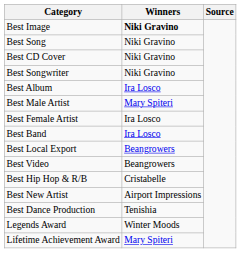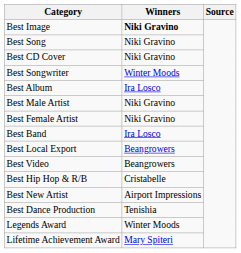(150, 73) Niki Gravino -> (152, 73) Winter Moods
(149, 103) Mary Spiteri -> (150, 103) Niki Gravino
(142, 118) Ira Losco -> (150, 118) Niki Gravino
